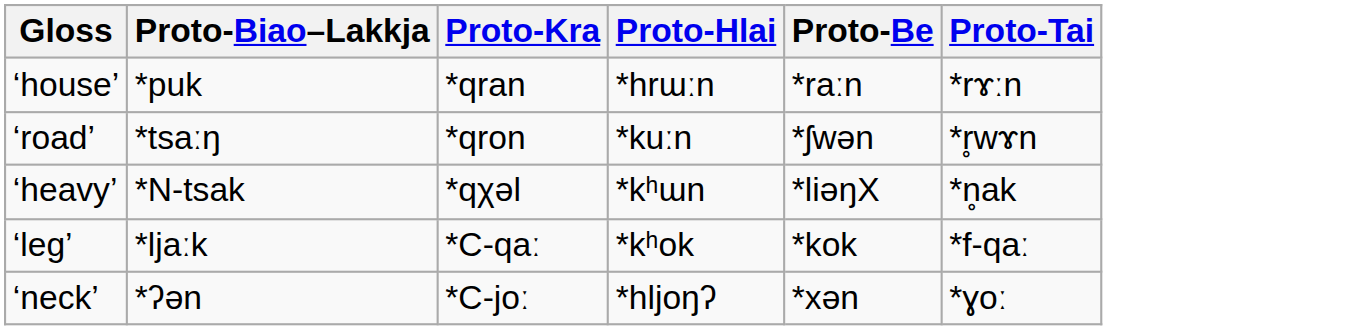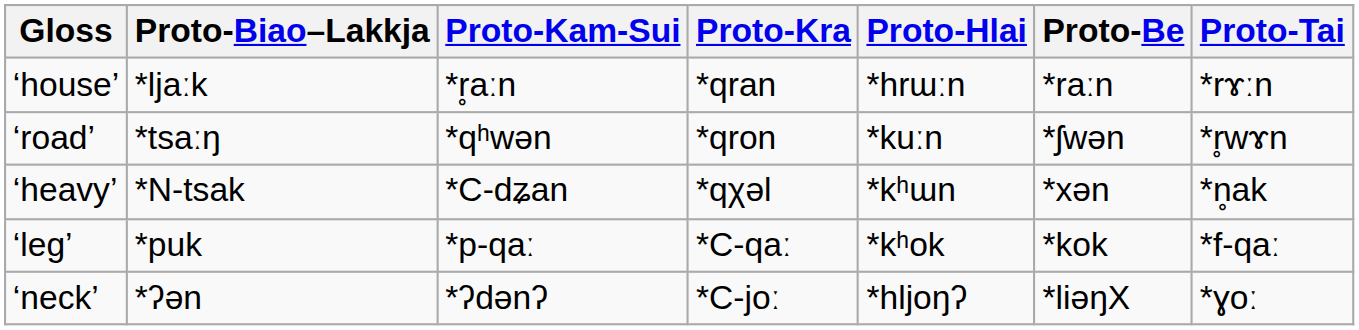+ column: (563, 31)
(168, 84) *puk -> (171, 84) *ljaːk
(836, 191) *liəŋX -> (1076, 191) *xən
(171, 244) *ljaːk -> (168, 244) *puk
(825, 297) *xən -> (1086, 297) *liəŋX
